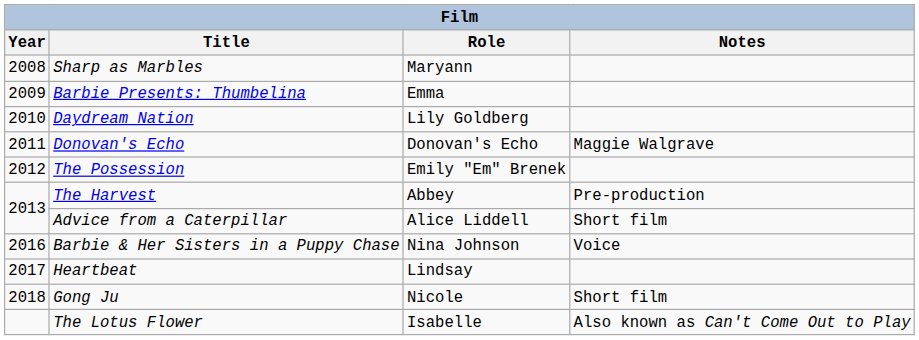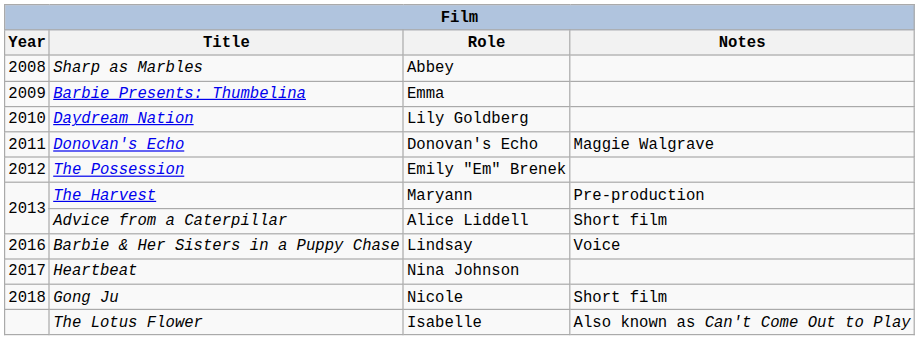(440, 68) Maryann -> (430, 68) Abbey
(430, 195) Abbey -> (440, 195) Maryann
(463, 246) Nina Johnson -> (440, 246) Lindsay
(440, 272) Lindsay -> (463, 272) Nina Johnson
